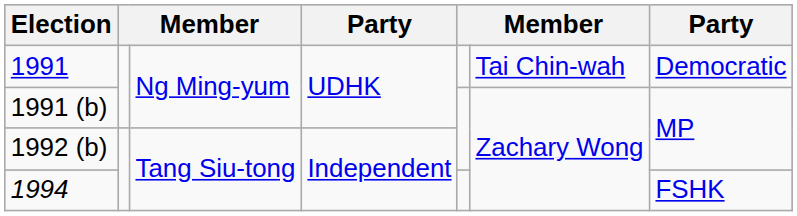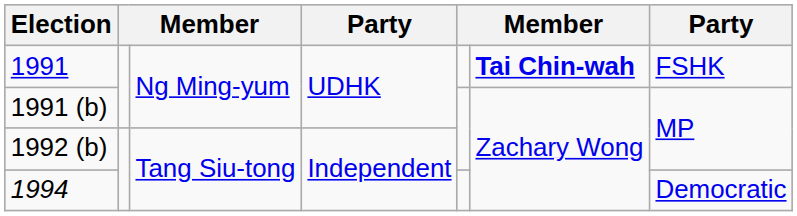(550, 66) normal -> (555, 66) bold
(721, 66) Democratic -> (690, 66) FSHK
(690, 189) FSHK -> (721, 189) Democratic
